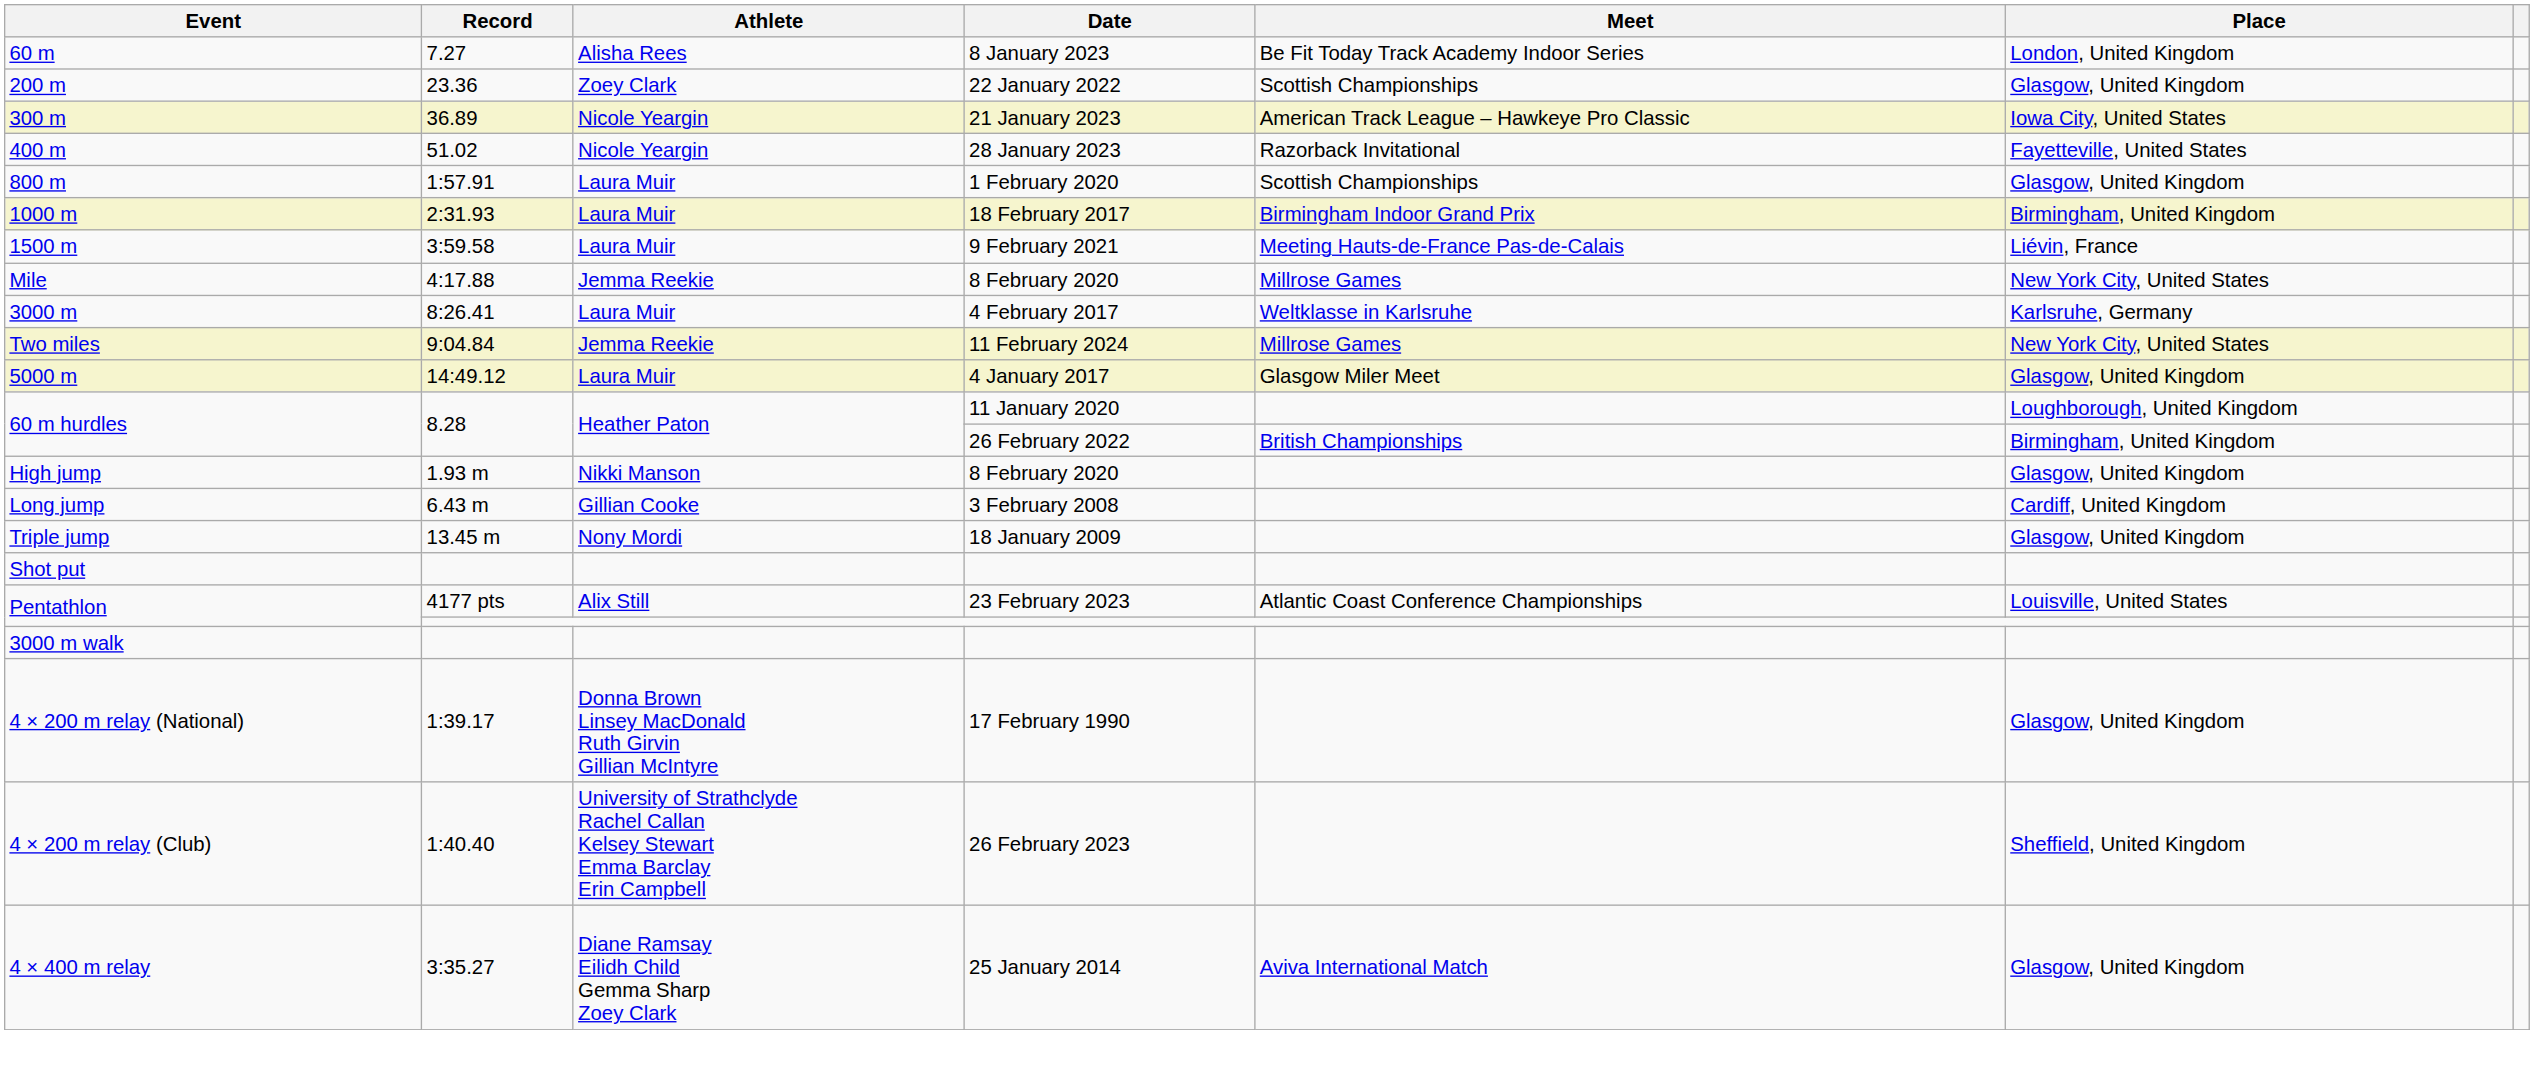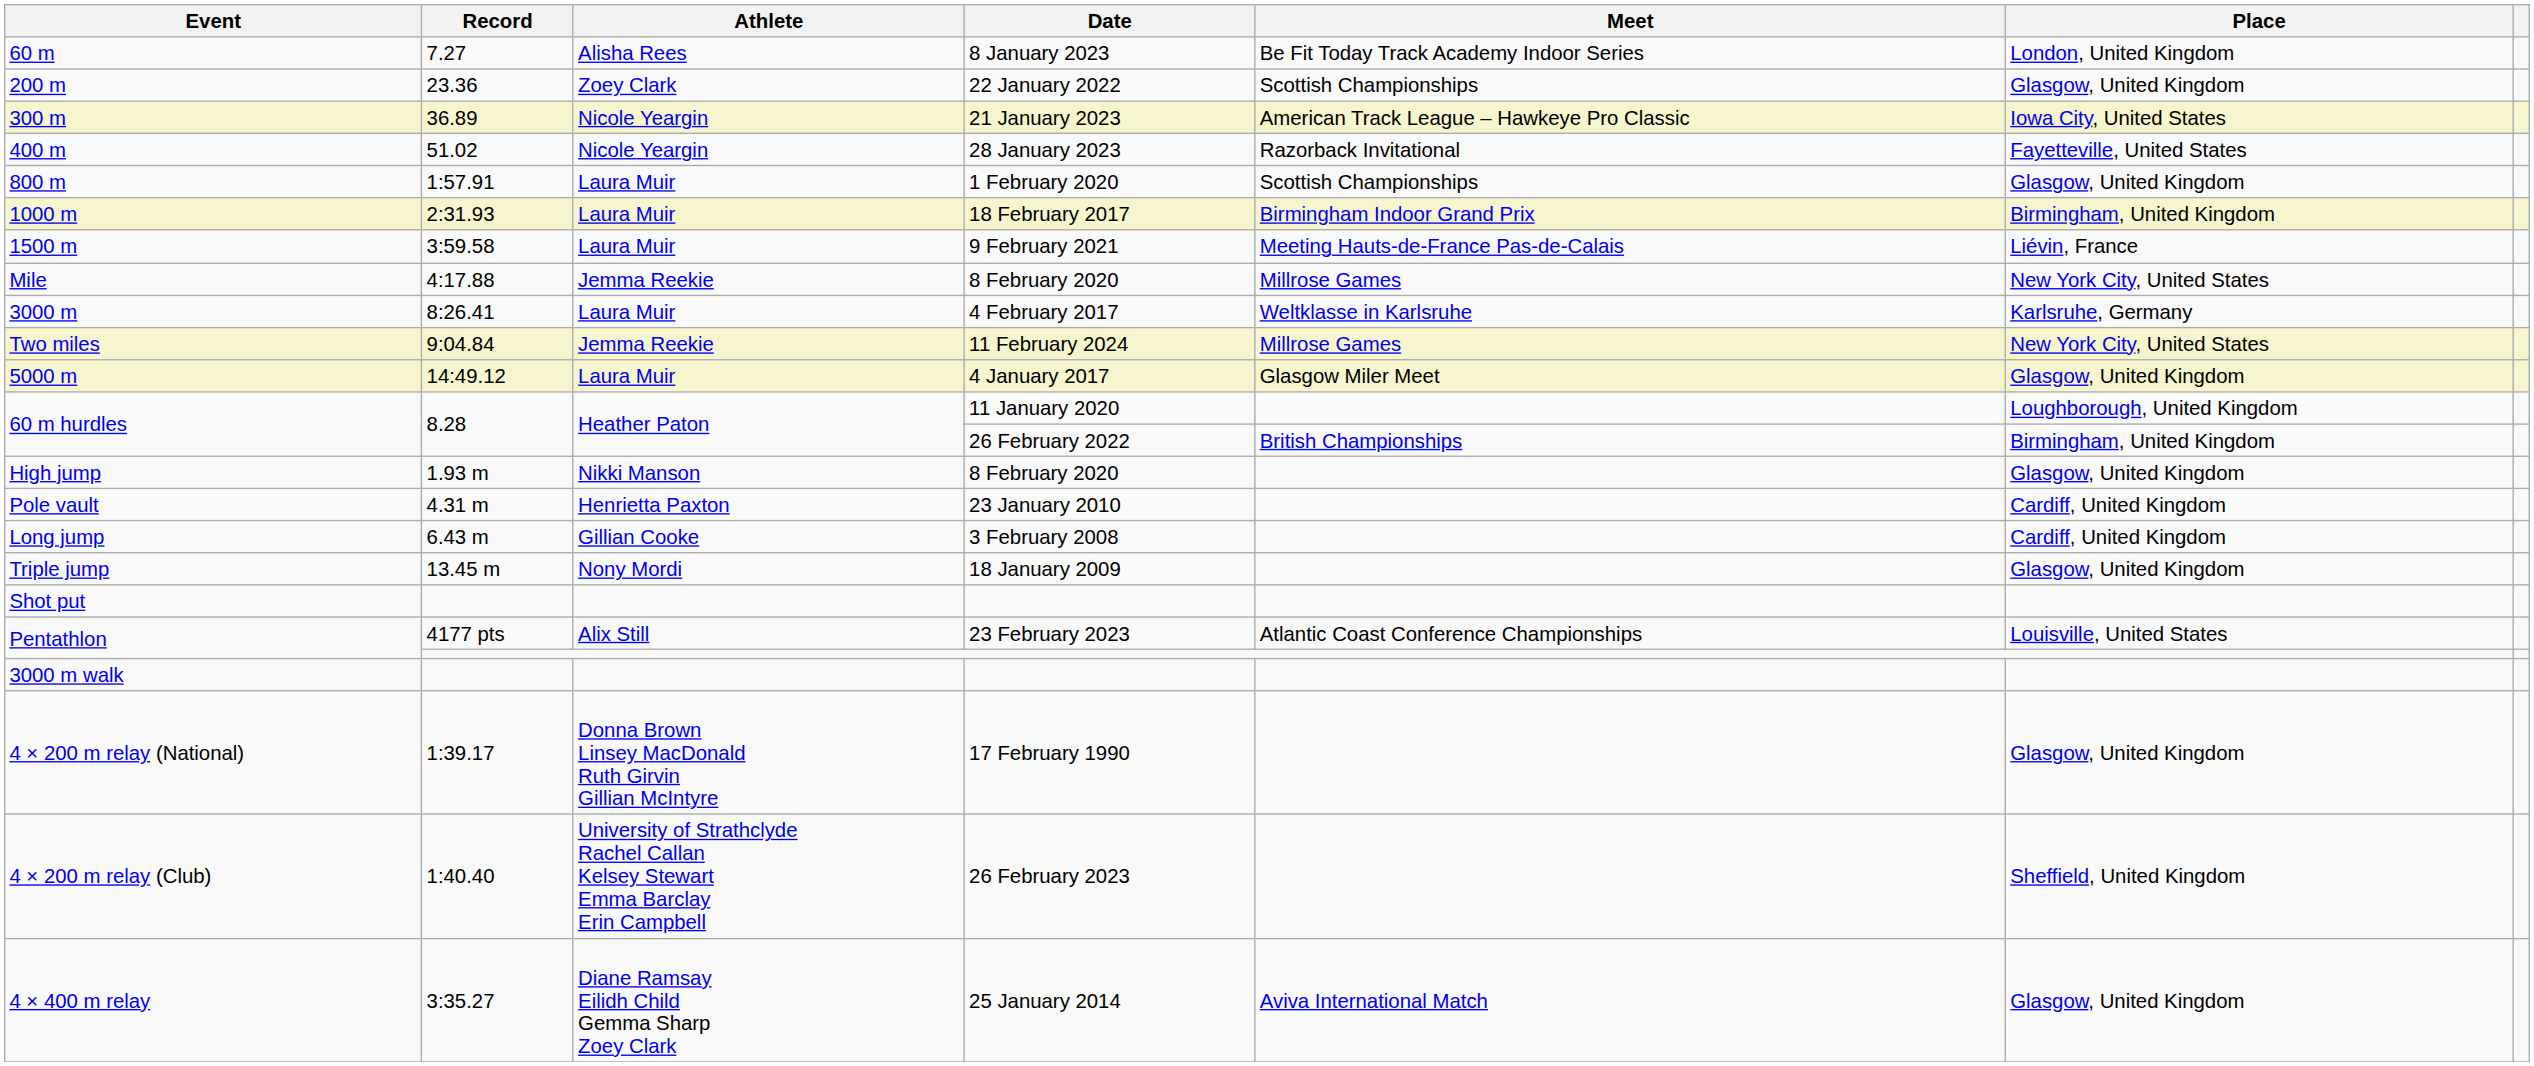+ row: (54, 505)
